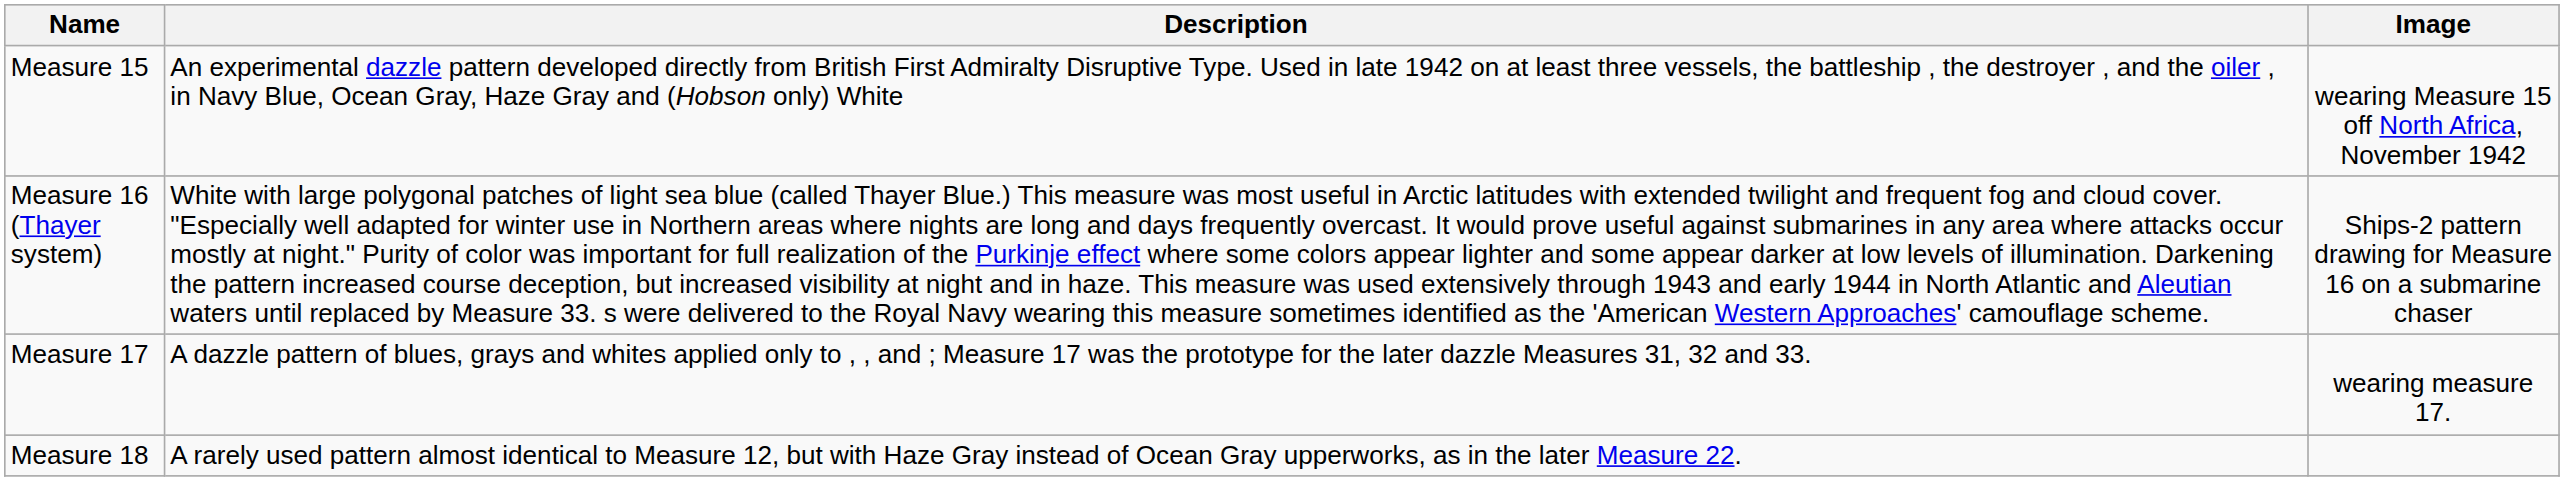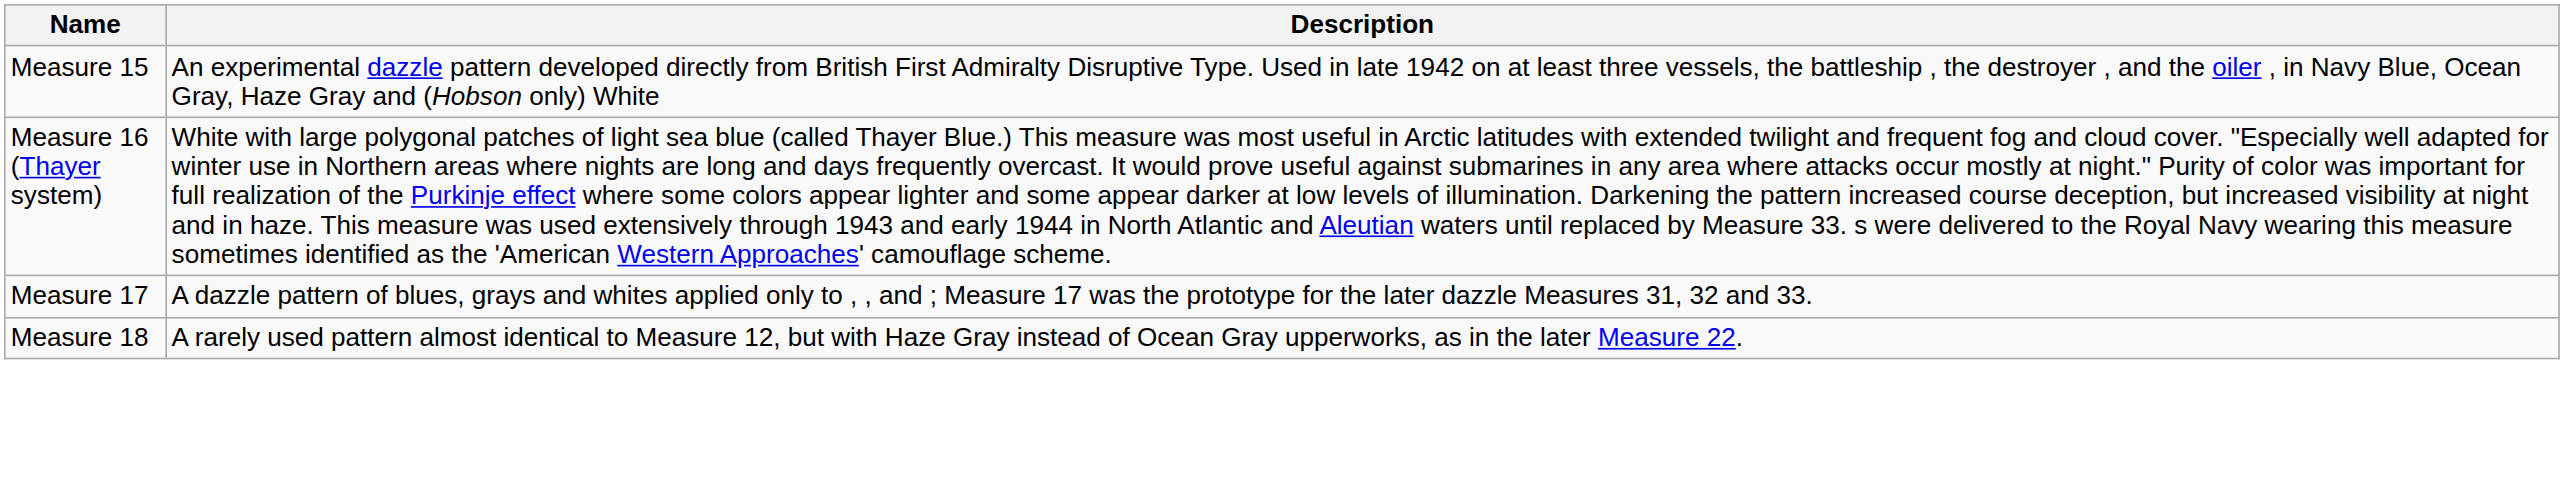- column: (2433, 25)
